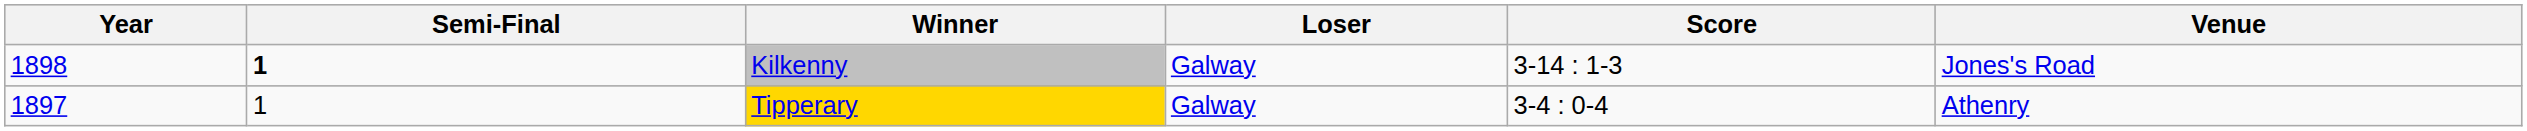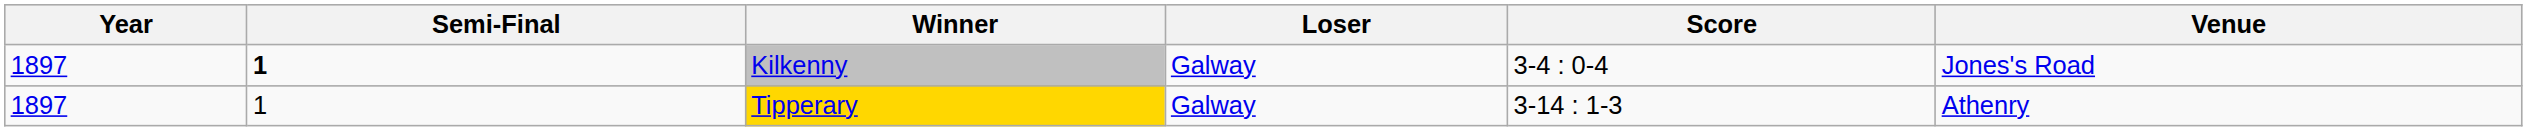(39, 65) 1898 -> (39, 65) 1897
(1568, 65) 3-14 : 1-3 -> (1561, 65) 3-4 : 0-4
(1561, 105) 3-4 : 0-4 -> (1568, 105) 3-14 : 1-3
